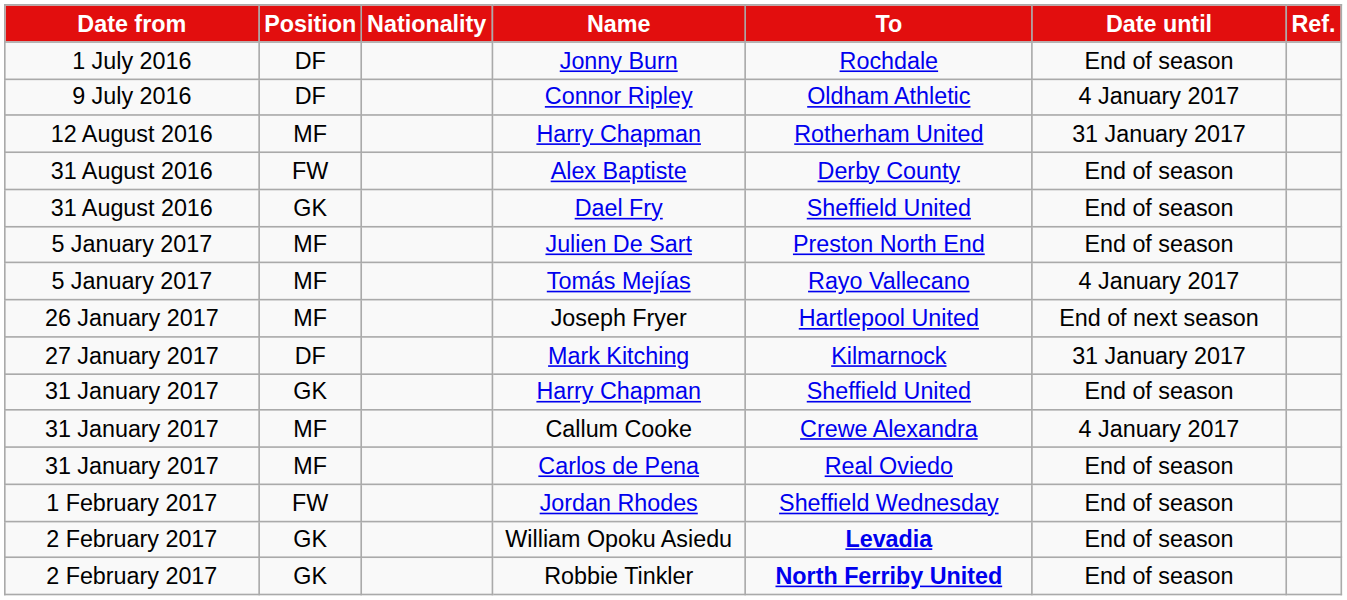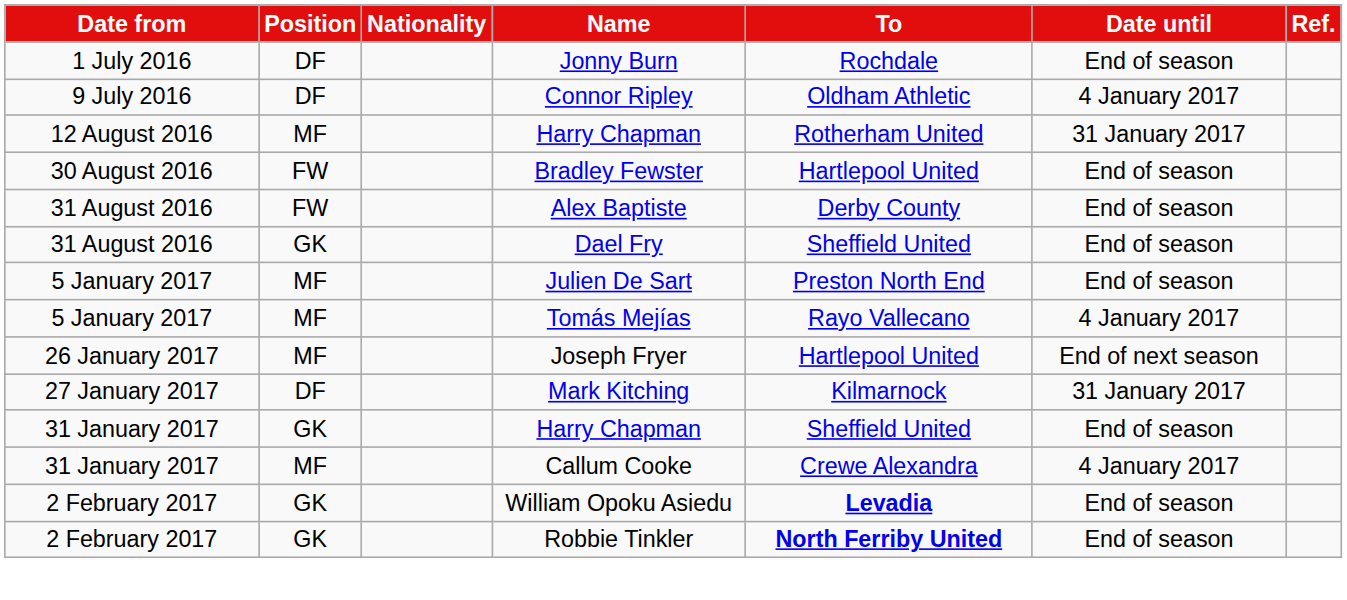+ row: (132, 171)
- row: (132, 466)
- row: (132, 503)
